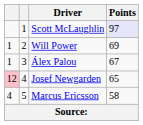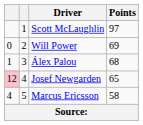(114, 28) lavender background -> (114, 28) no background
(9, 45) 1 -> (9, 45) 0
(114, 62) 67 -> (114, 62) 68
